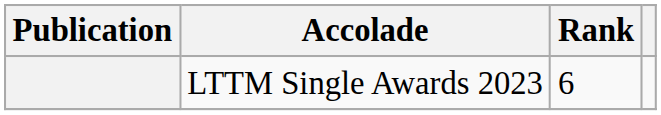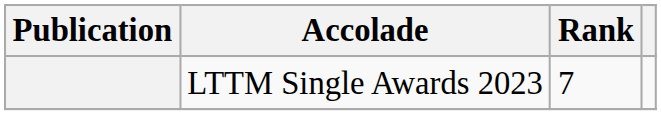(566, 82) 6 -> (566, 82) 7
